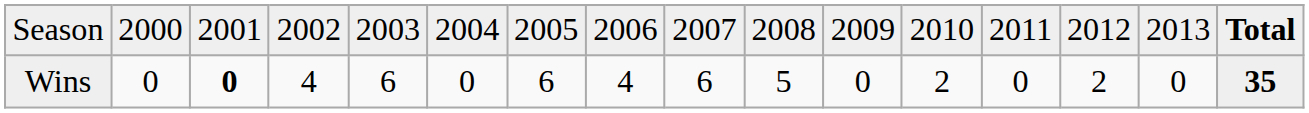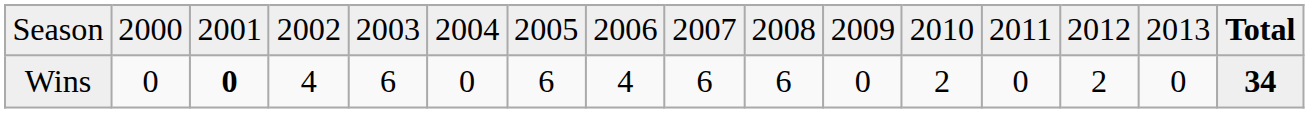(784, 81) 5 -> (784, 81) 6
(1260, 81) 35 -> (1260, 81) 34
